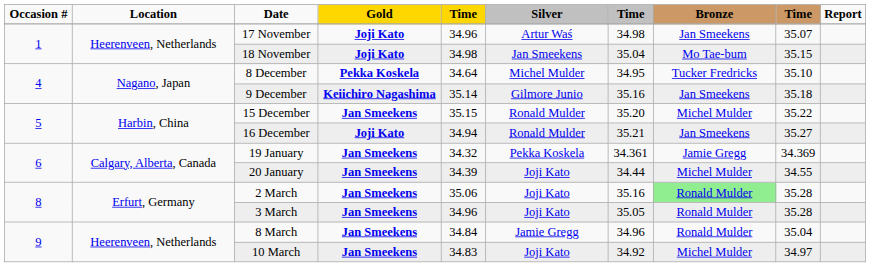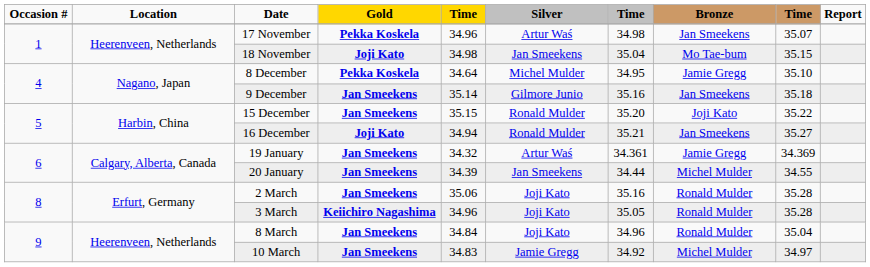(379, 34) Joji Kato -> (379, 34) Pekka Koskela
(714, 73) Tucker Fredricks -> (714, 73) Jamie Gregg
(379, 93) Keiichiro Nagashima -> (379, 93) Jan Smeekens
(714, 113) Michel Mulder -> (714, 113) Joji Kato
(547, 152) Pekka Koskela -> (547, 152) Artur Waś
(547, 172) Joji Kato -> (547, 172) Jan Smeekens
(714, 192) lightgreen background -> (714, 192) no background
(379, 212) Jan Smeekens -> (379, 212) Keiichiro Nagashima
(547, 232) Jamie Gregg -> (547, 232) Joji Kato
(547, 251) Joji Kato -> (547, 251) Jamie Gregg
